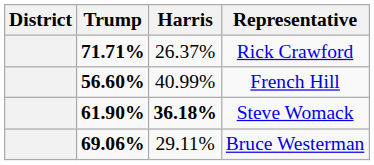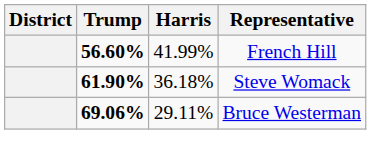- row: (295, 50)
(185, 81) 40.99% -> (184, 50) 41.99%
(185, 112) bold -> (184, 81) normal
